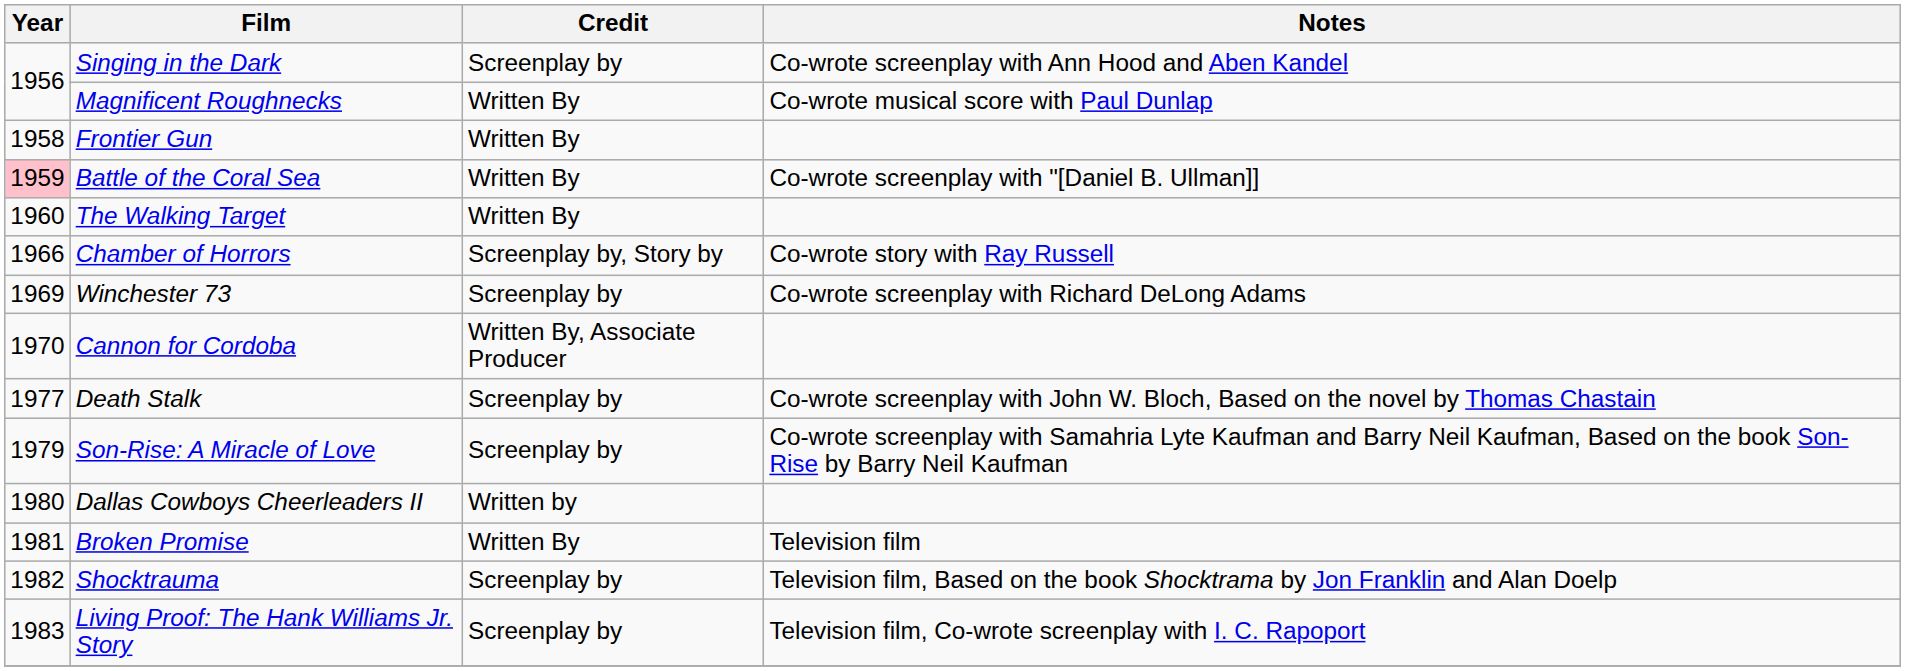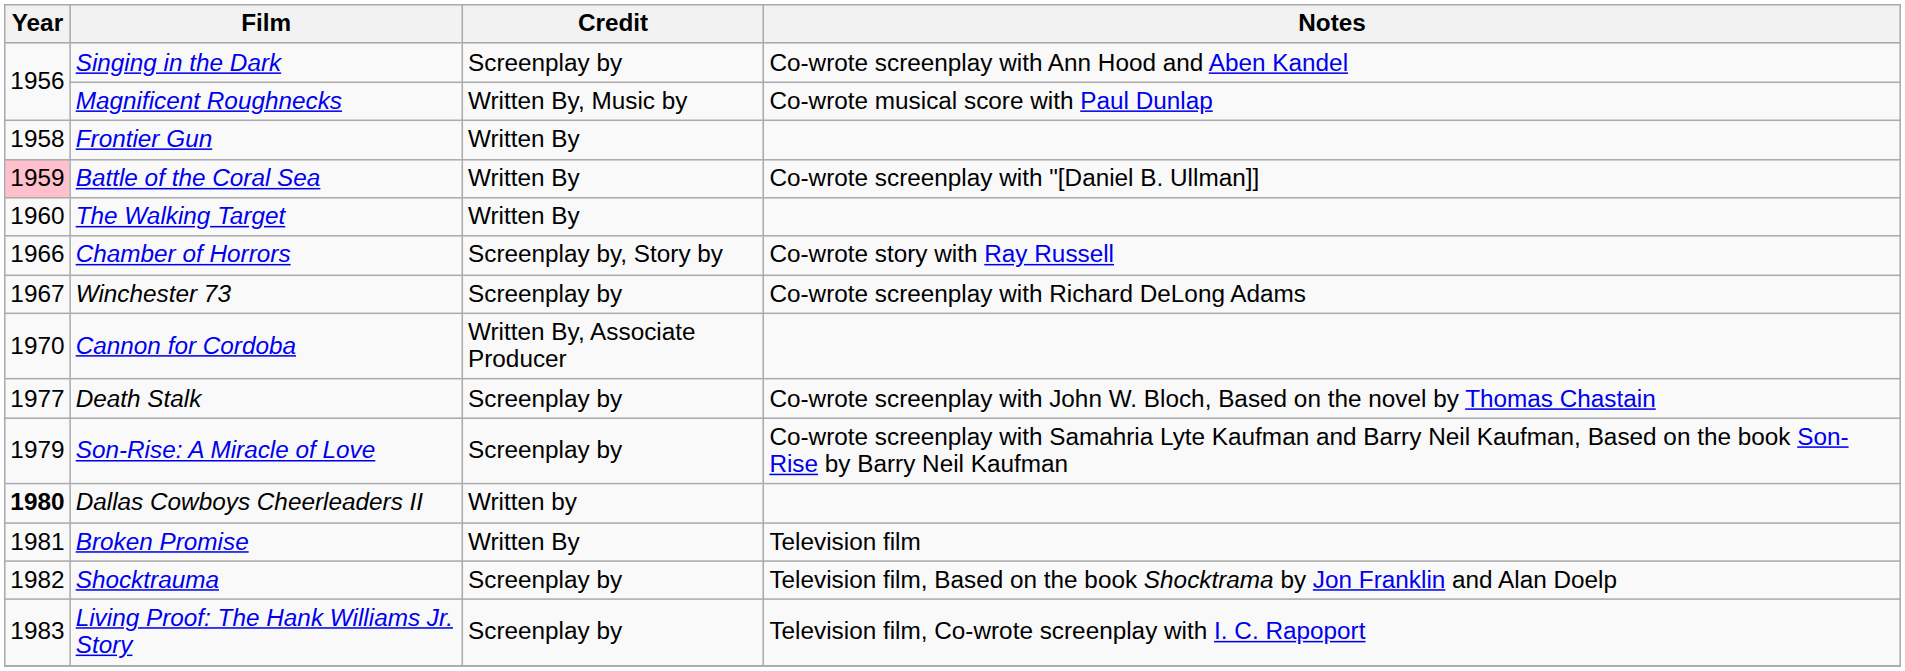(524, 100) Written By -> (578, 100) Written By, Music by
(37, 293) 1969 -> (37, 293) 1967
(37, 502) normal -> (37, 502) bold
